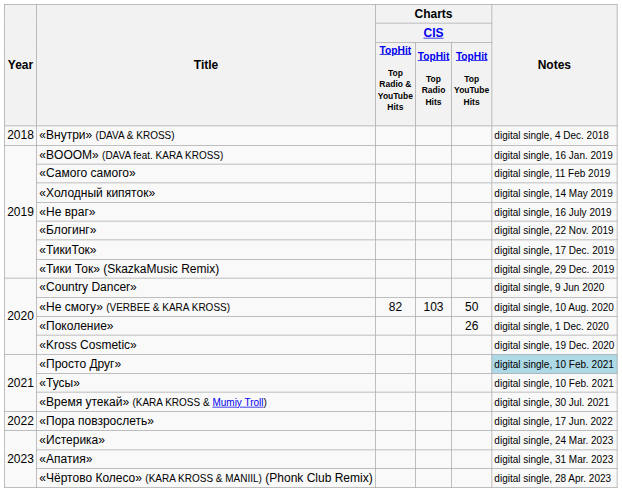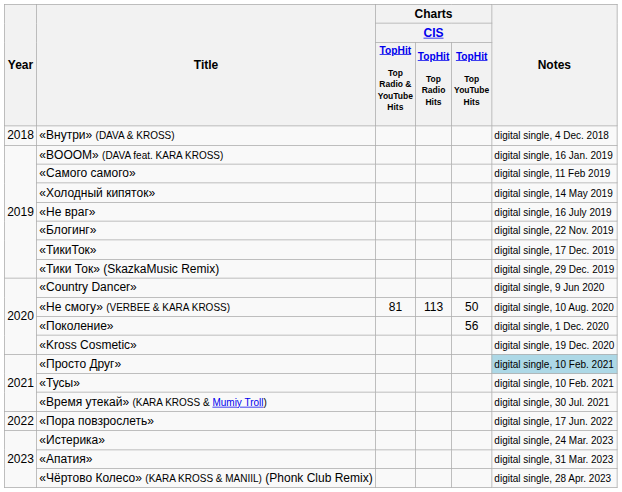(395, 306) 82 -> (395, 306) 81
(434, 306) 103 -> (434, 306) 113
(472, 325) 26 -> (472, 325) 56
